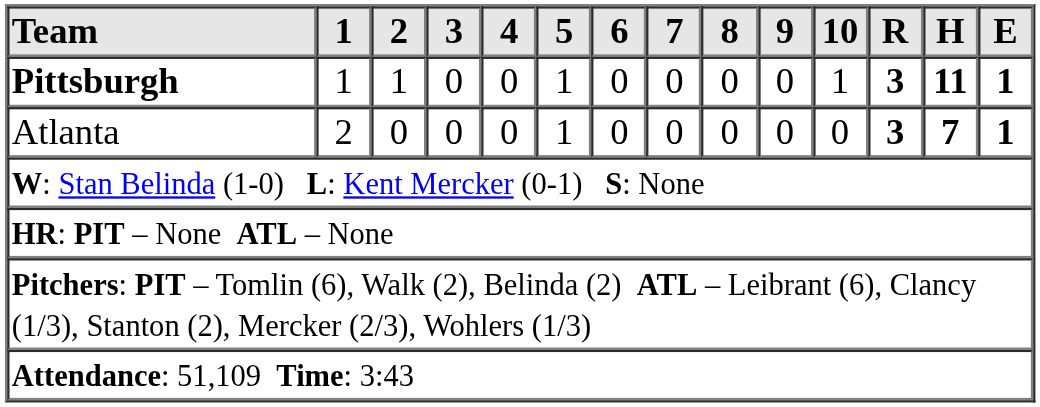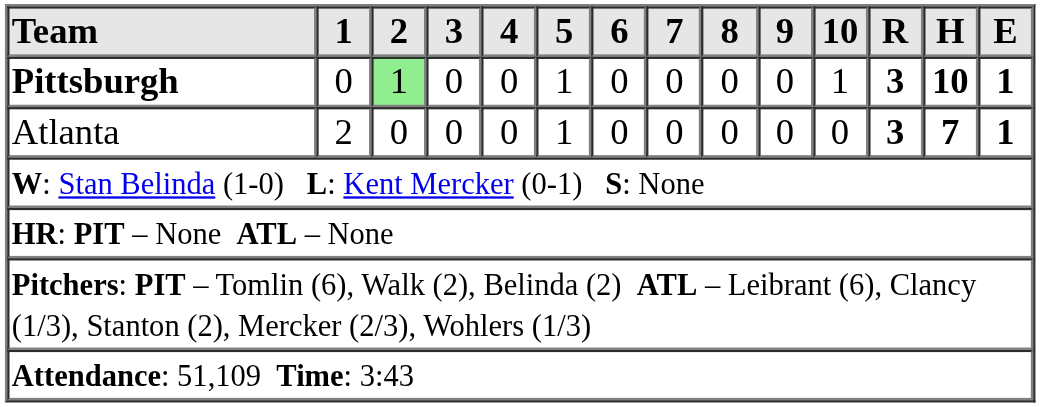(344, 81) 1 -> (344, 81) 0
(399, 81) no background -> (399, 81) lightgreen background
(950, 81) 11 -> (950, 81) 10
